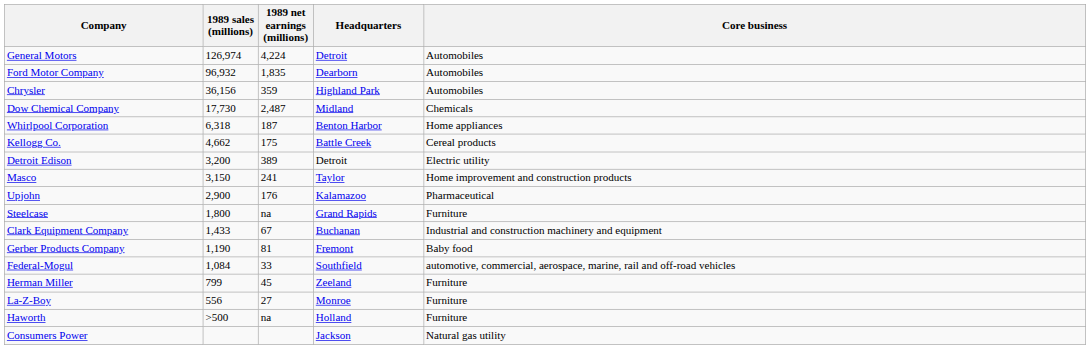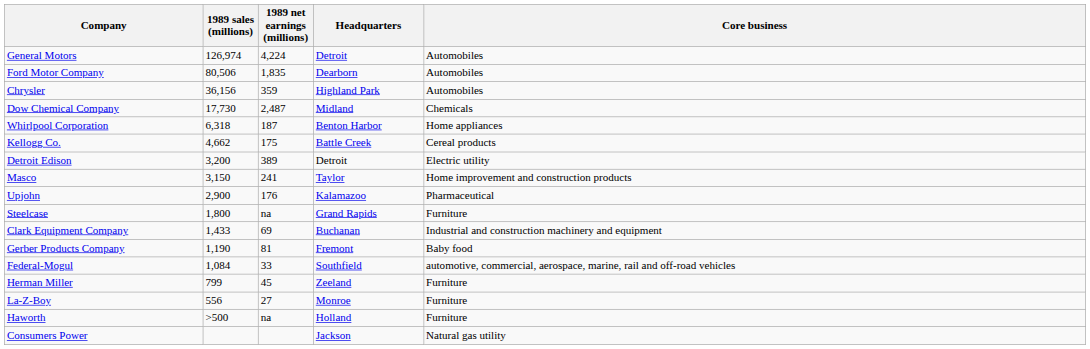(221, 73) 96,932 -> (221, 73) 80,506
(266, 230) 67 -> (266, 230) 69
